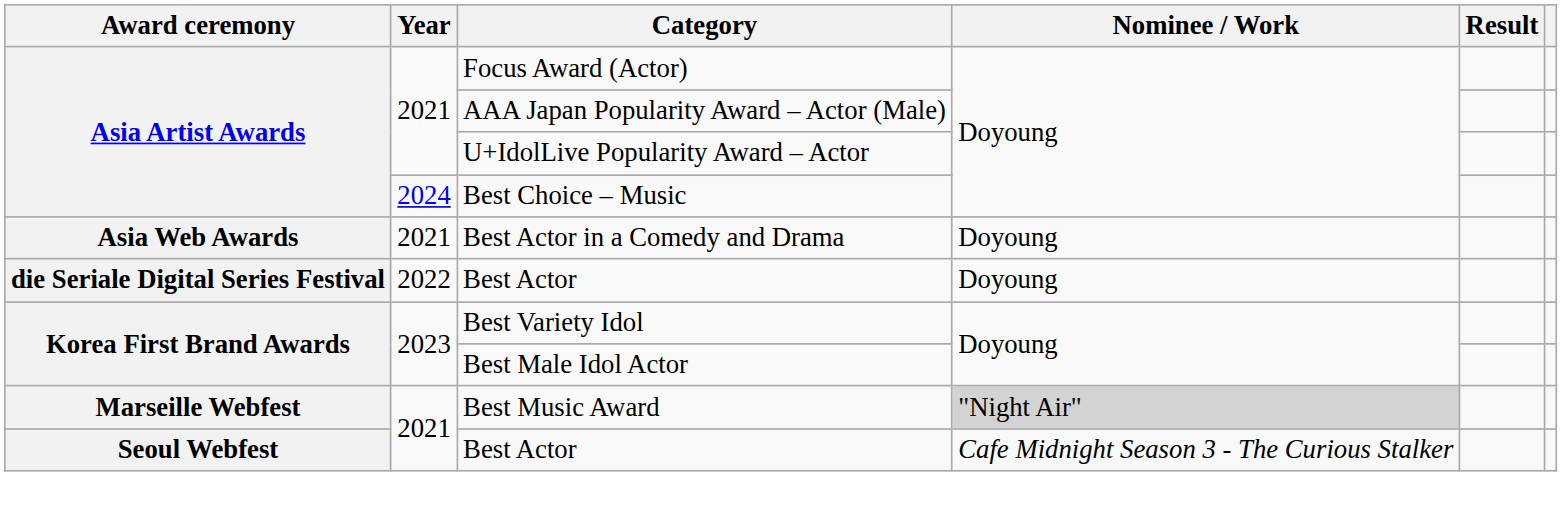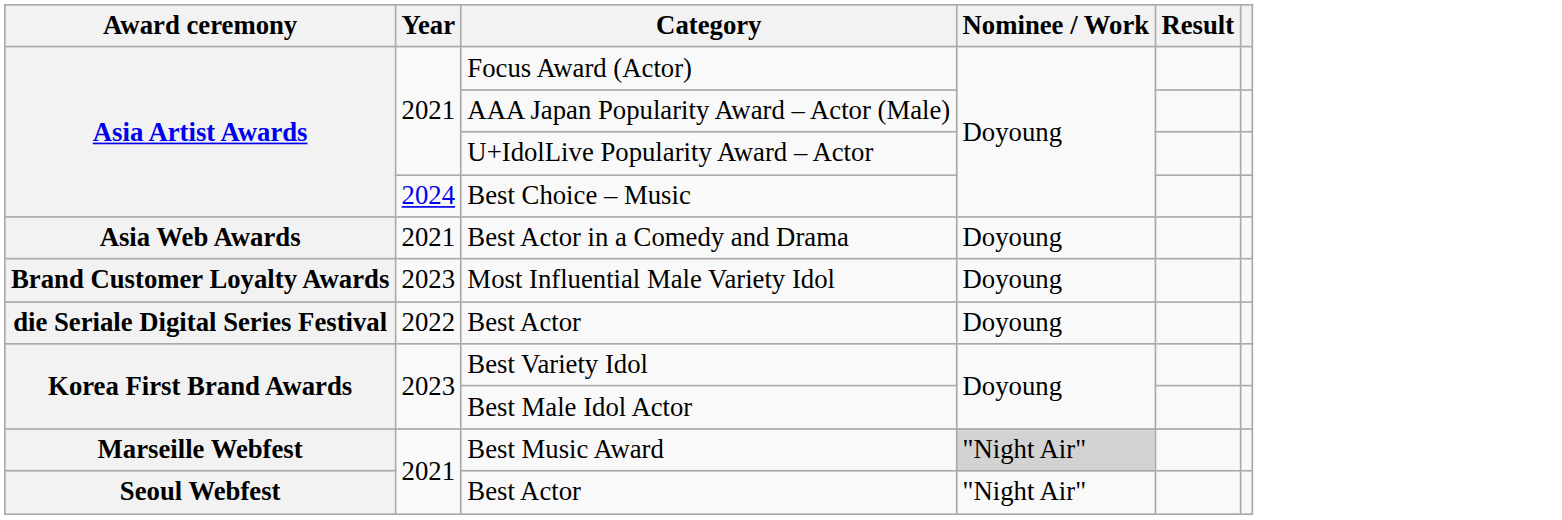+ row: (200, 279)
(1206, 449) Cafe Midnight Season 3 - The Curious Stalker -> (1024, 491) "Night Air"
